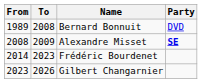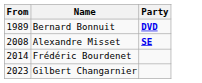- column: (44, 12)
(176, 27) normal -> (149, 27) bold
